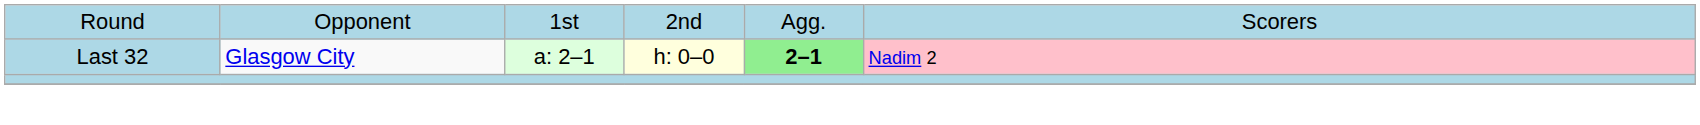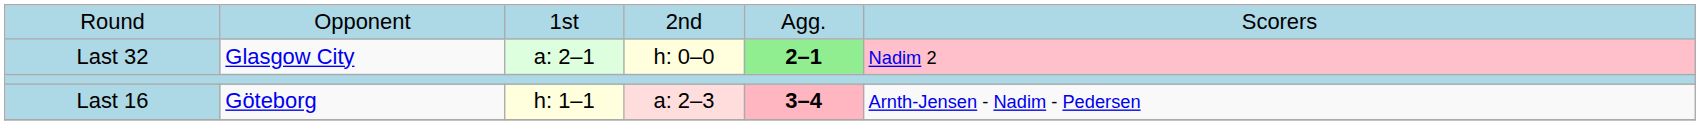+ row: (112, 101)
